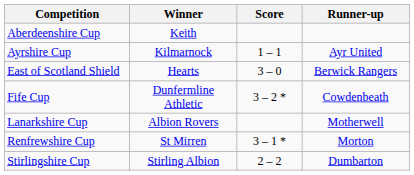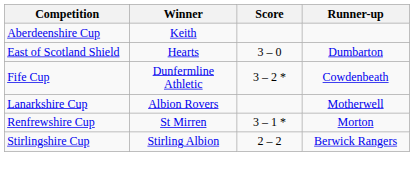- row: (39, 52)
(356, 71) Berwick Rangers -> (356, 52) Dumbarton
(356, 160) Dumbarton -> (356, 141) Berwick Rangers
